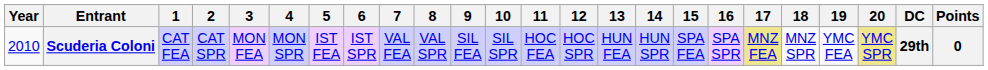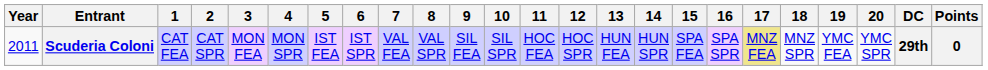(24, 46) 2010 -> (23, 46) 2011
(877, 46) khaki background -> (876, 46) no background
